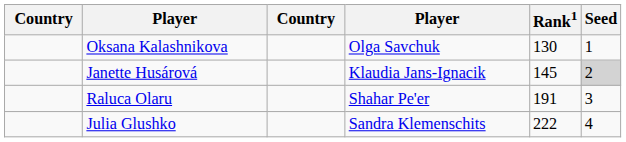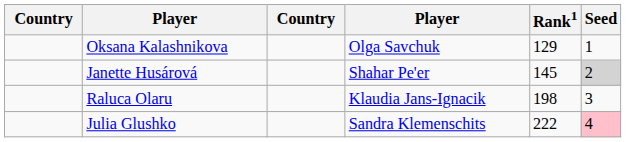(545, 47) 130 -> (545, 47) 129
(417, 72) Klaudia Jans-Ignacik -> (389, 72) Shahar Pe'er
(389, 98) Shahar Pe'er -> (417, 98) Klaudia Jans-Ignacik
(545, 98) 191 -> (545, 98) 198
(589, 124) no background -> (589, 124) pink background
